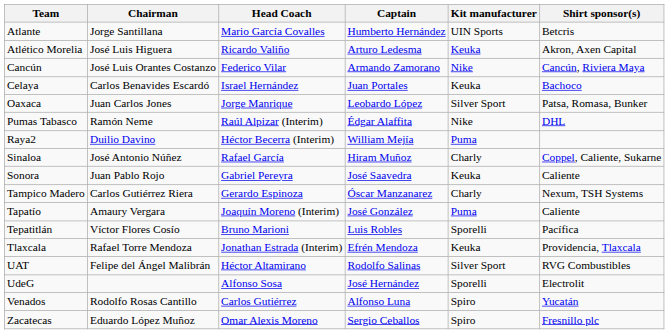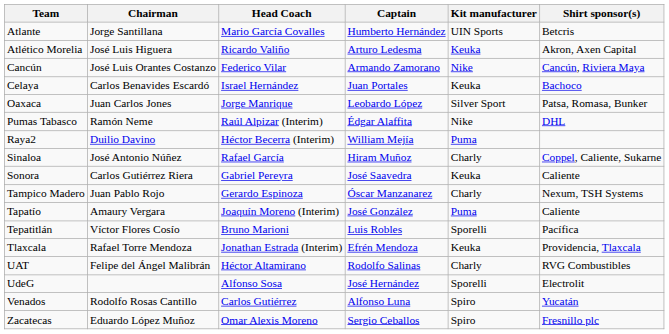(127, 175) Juan Pablo Rojo -> (141, 175) Carlos Gutiérrez Riera
(141, 193) Carlos Gutiérrez Riera -> (127, 193) Juan Pablo Rojo
(478, 265) Silver Sport -> (466, 265) Charly
